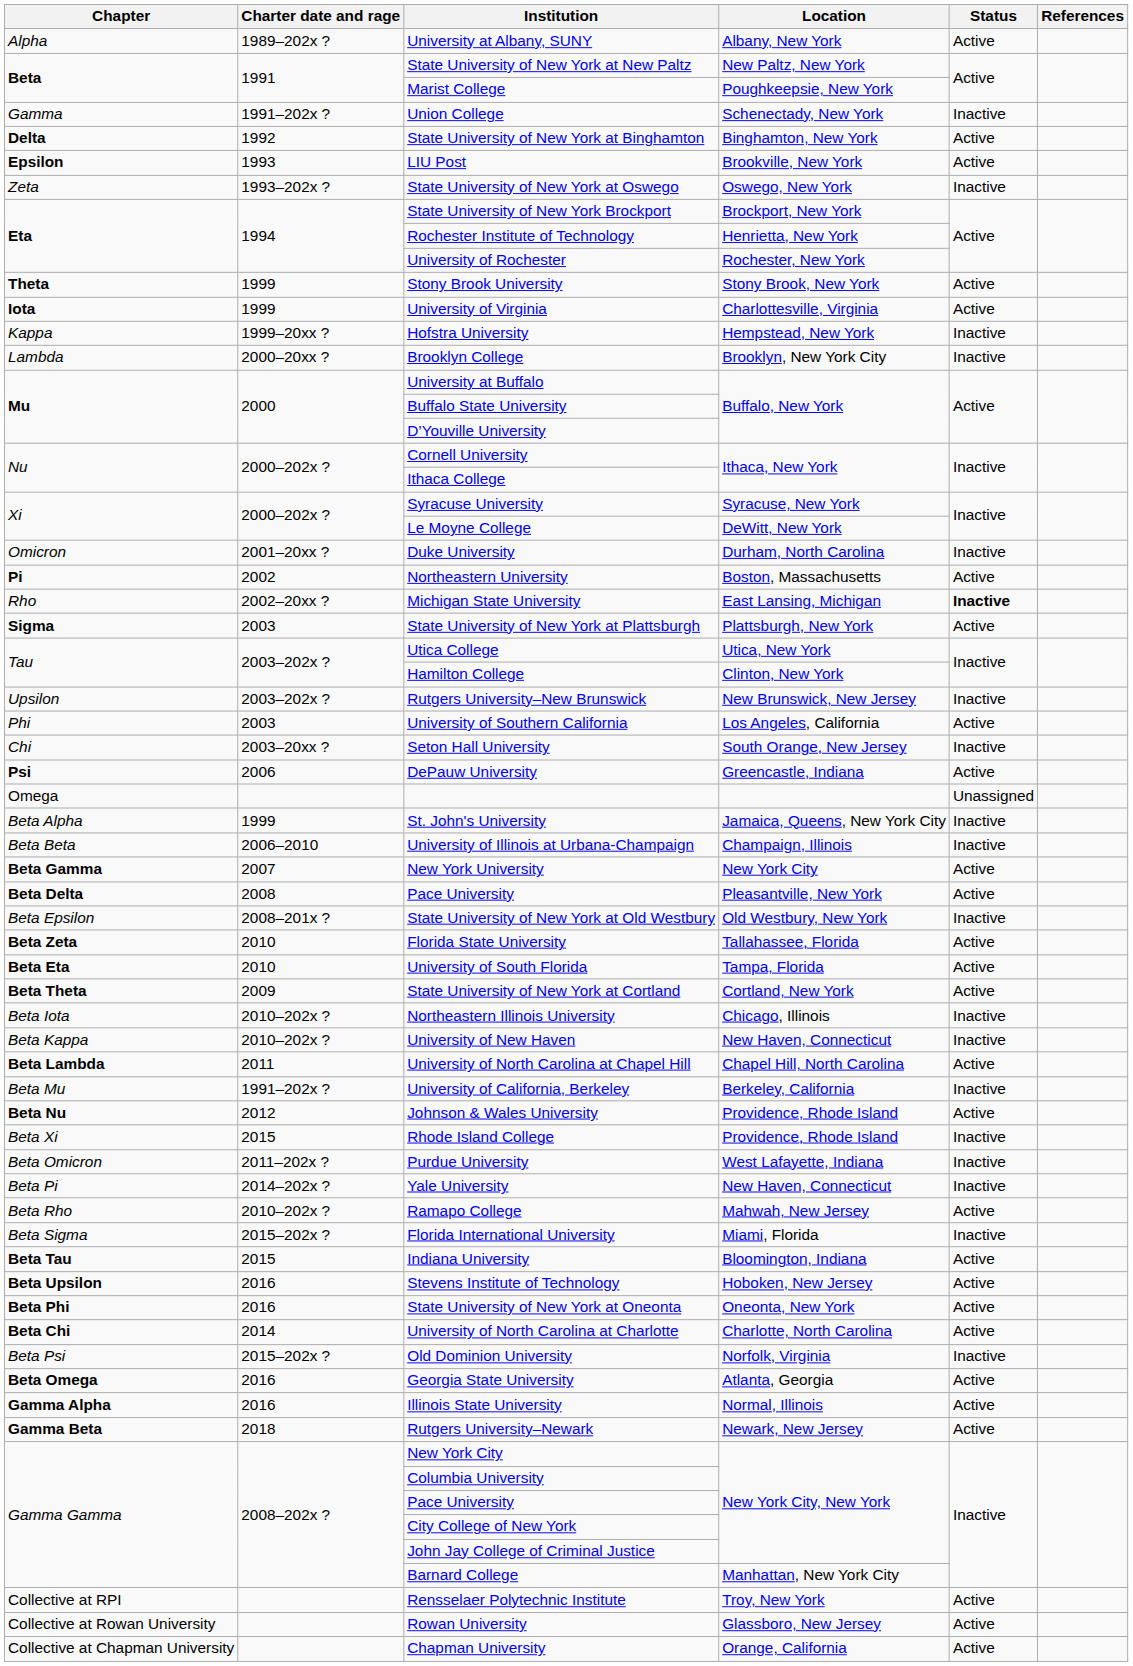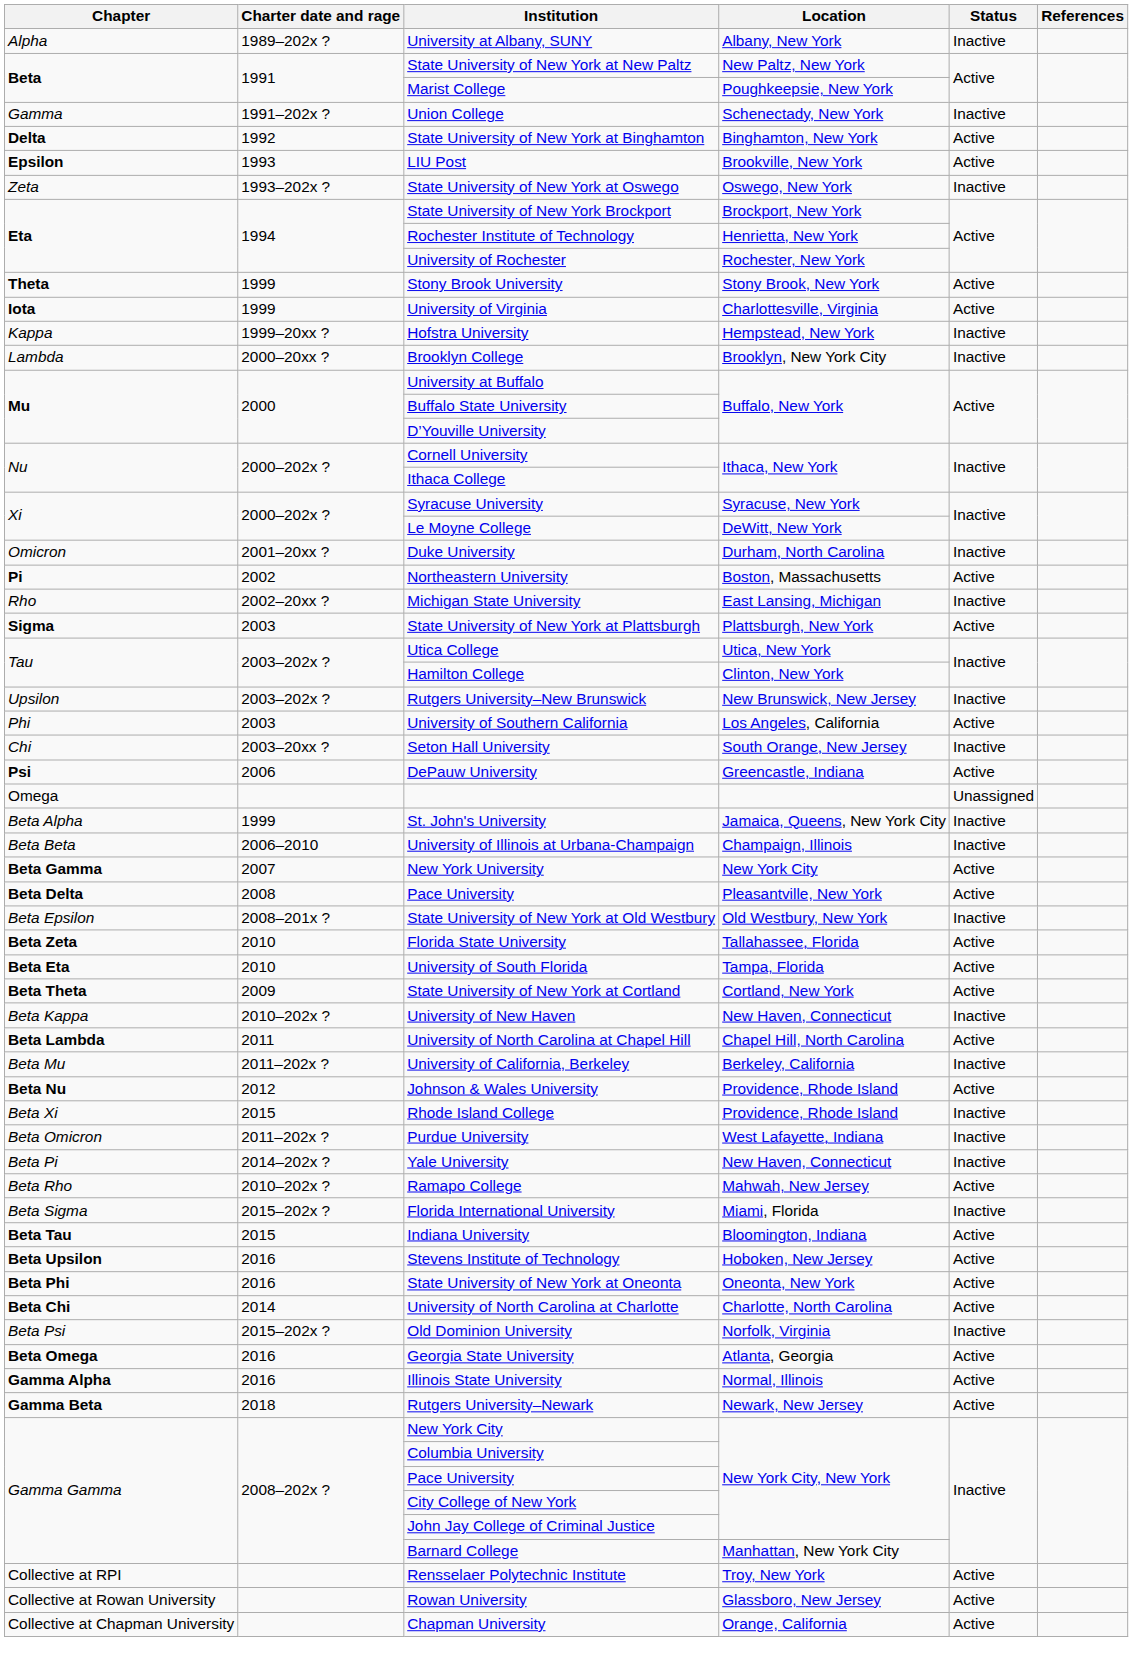(974, 41) Active -> (979, 41) Inactive
(982, 601) bold -> (979, 601) normal
- row: (511, 1015)
(286, 1088) 1991–202x ? -> (285, 1064) 2011–202x ?
